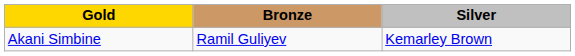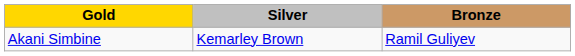columns swapped: (476, 16) <-> (288, 16)
